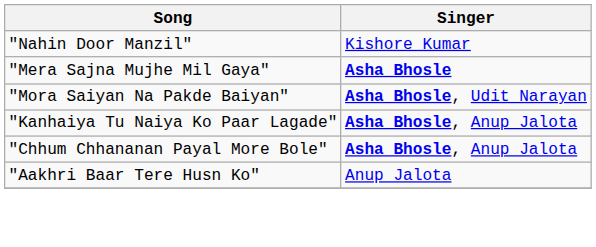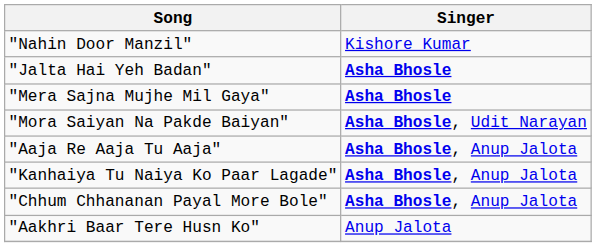+ row: (110, 70)
+ row: (115, 149)
